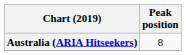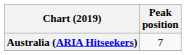(160, 42) 8 -> (160, 42) 7
